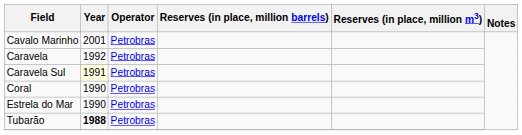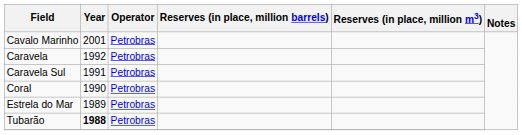(95, 72) lightyellow background -> (95, 72) no background
(95, 105) 1990 -> (95, 105) 1989
